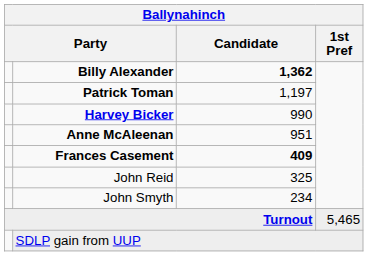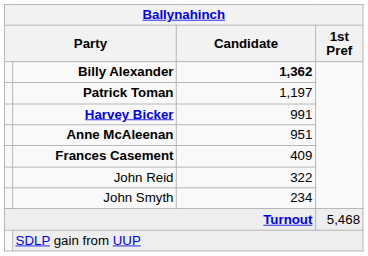(301, 114) 990 -> (301, 114) 991
(301, 156) bold -> (301, 156) normal
(301, 177) 325 -> (301, 177) 322
(343, 219) 5,465 -> (343, 219) 5,468
